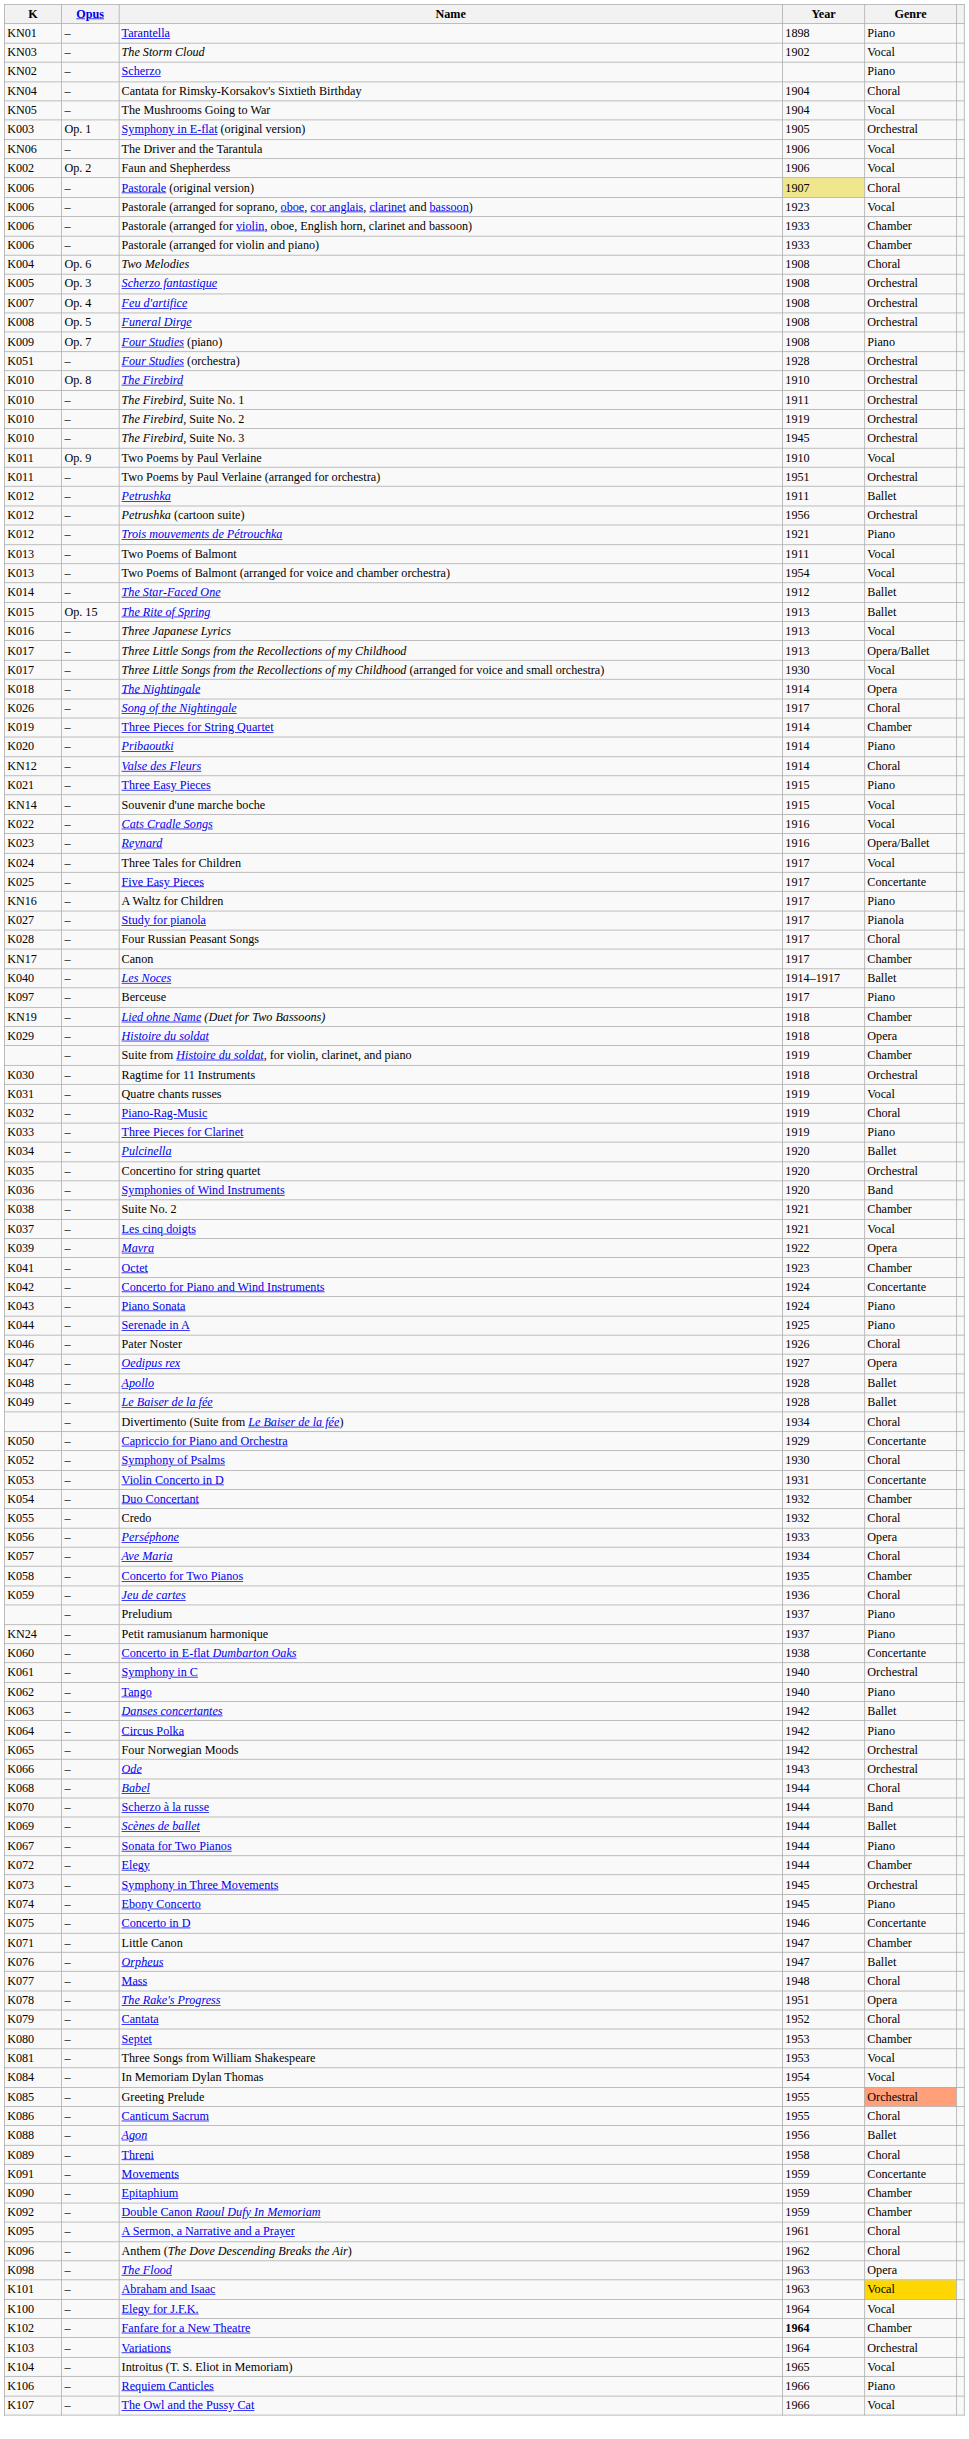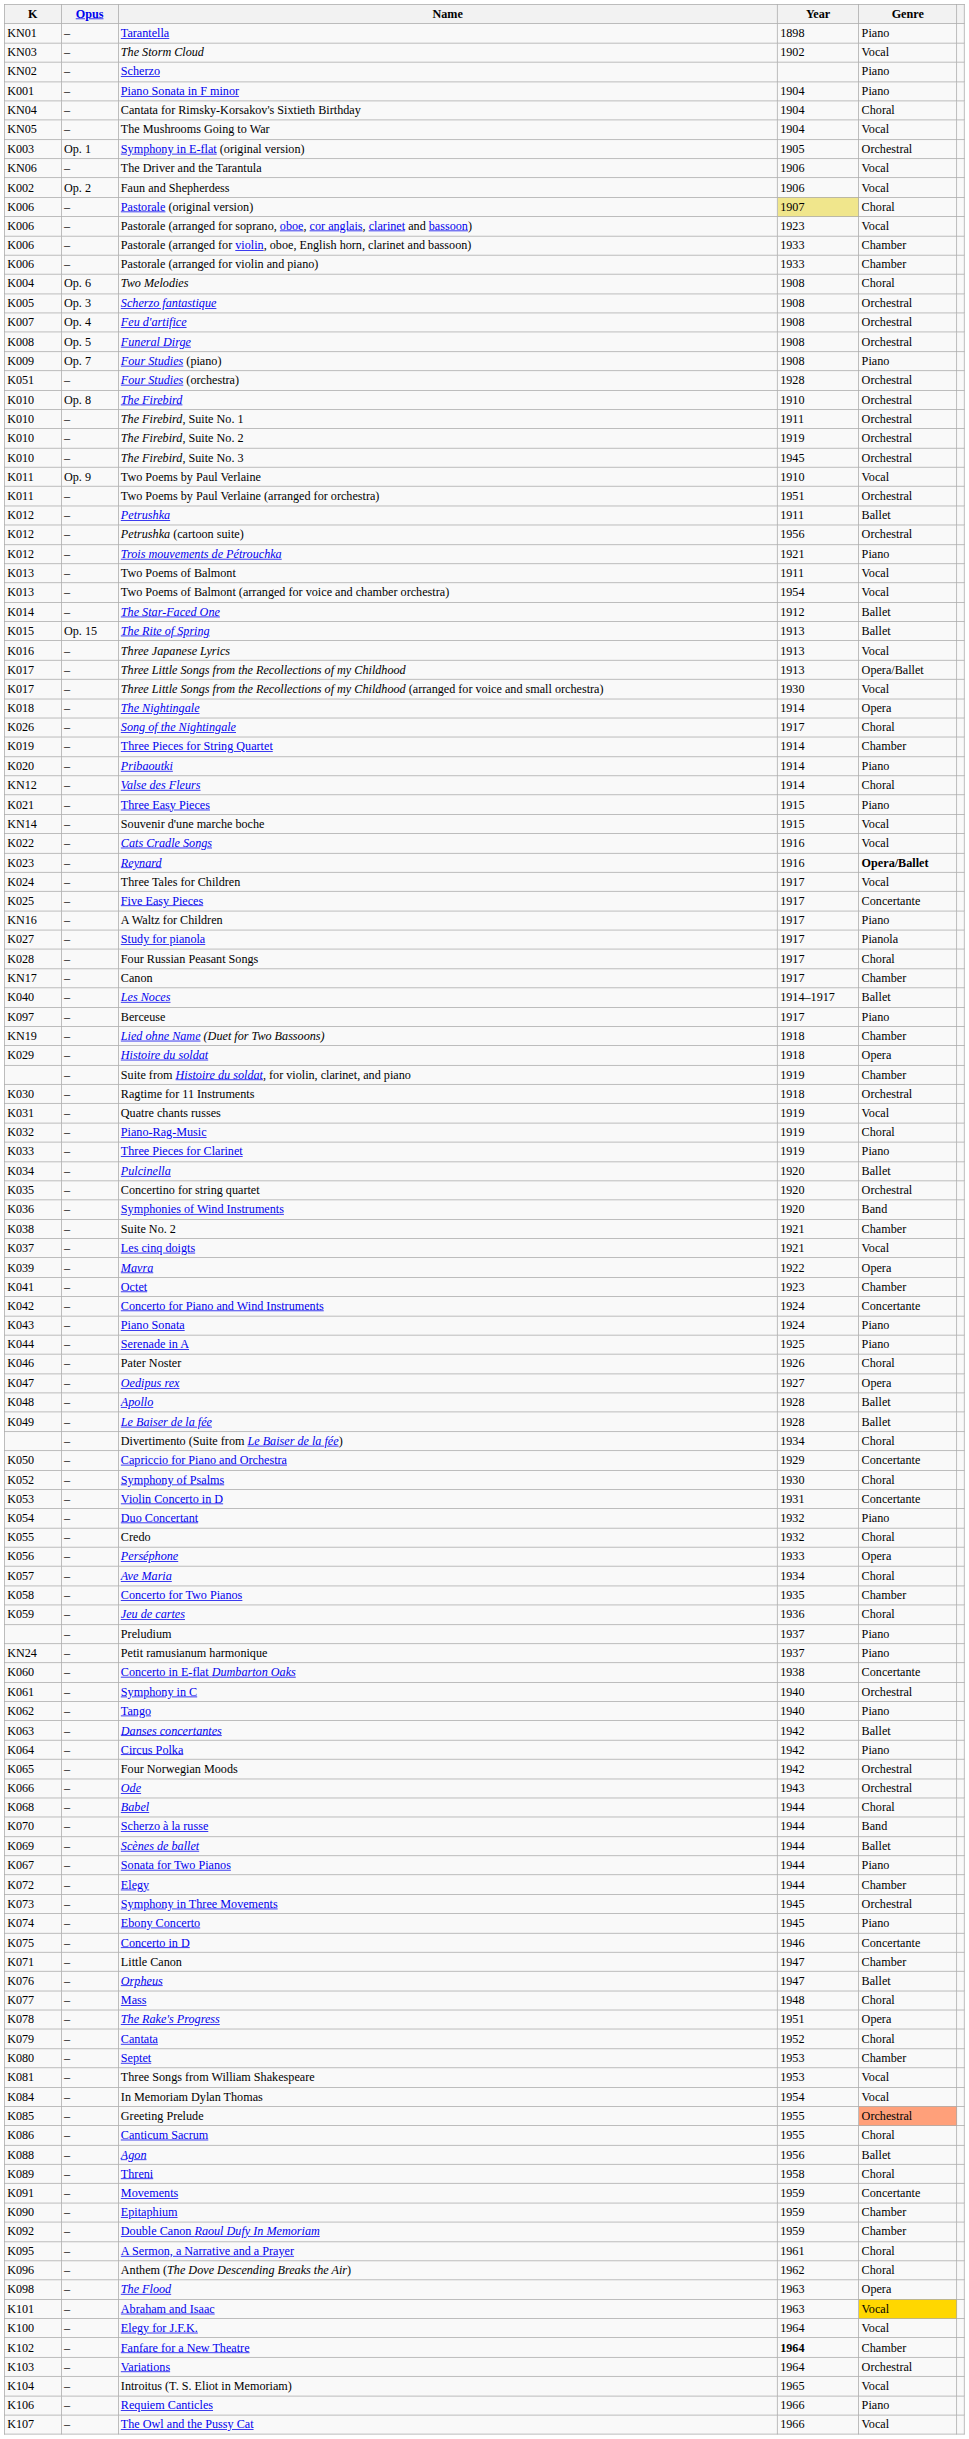+ row: (180, 91)
(898, 843) normal -> (895, 862) bold
(890, 1499) Chamber -> (875, 1518) Piano
